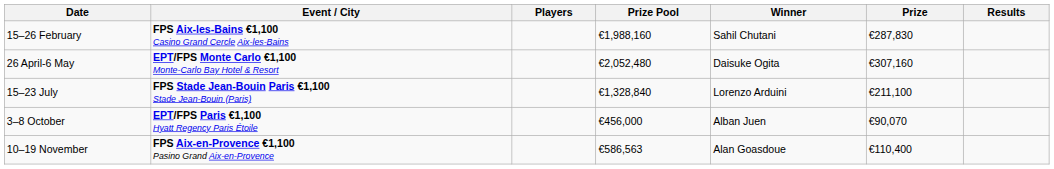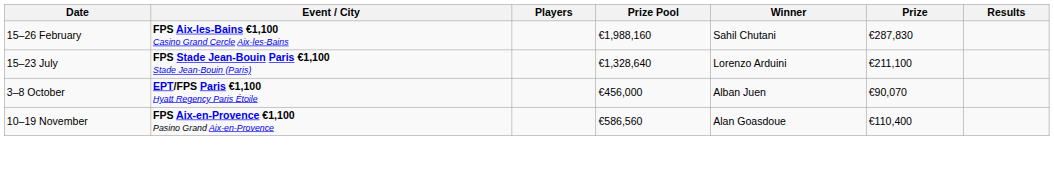- row: (41, 64)
(625, 92) €1,328,840 -> (625, 64) €1,328,640
(620, 150) €586,563 -> (620, 121) €586,560
